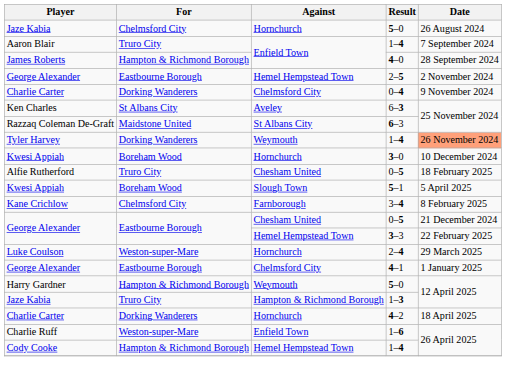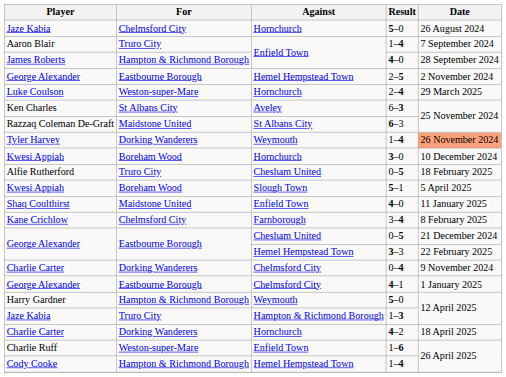rows swapped: (35, 92) <-> (35, 252)
+ row: (38, 204)
